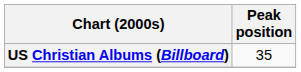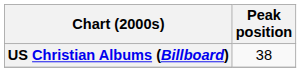(264, 55) 35 -> (264, 55) 38
